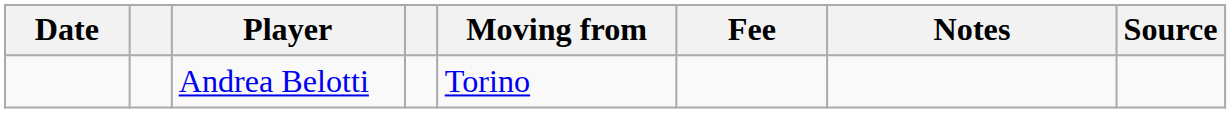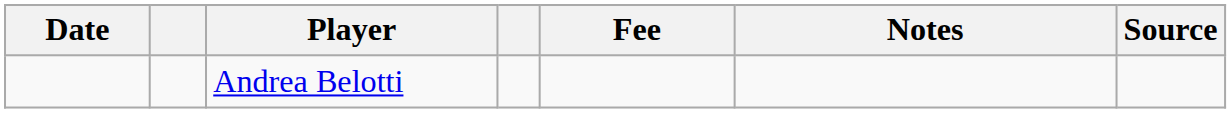- column: (557, 30)
